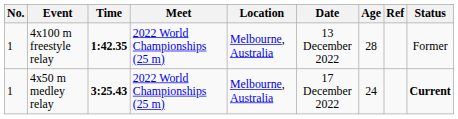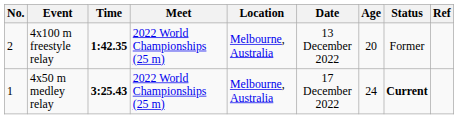columns swapped: (430, 13) <-> (395, 13)
(10, 45) 1 -> (10, 45) 2
(371, 45) 28 -> (371, 45) 20
